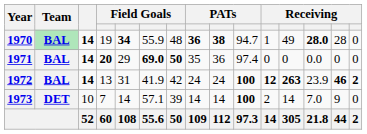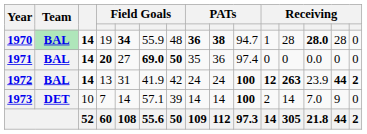(288, 39) 49 -> (288, 39) 28
(124, 59) 29 -> (124, 59) 27
(340, 79) 46 -> (340, 79) 44
